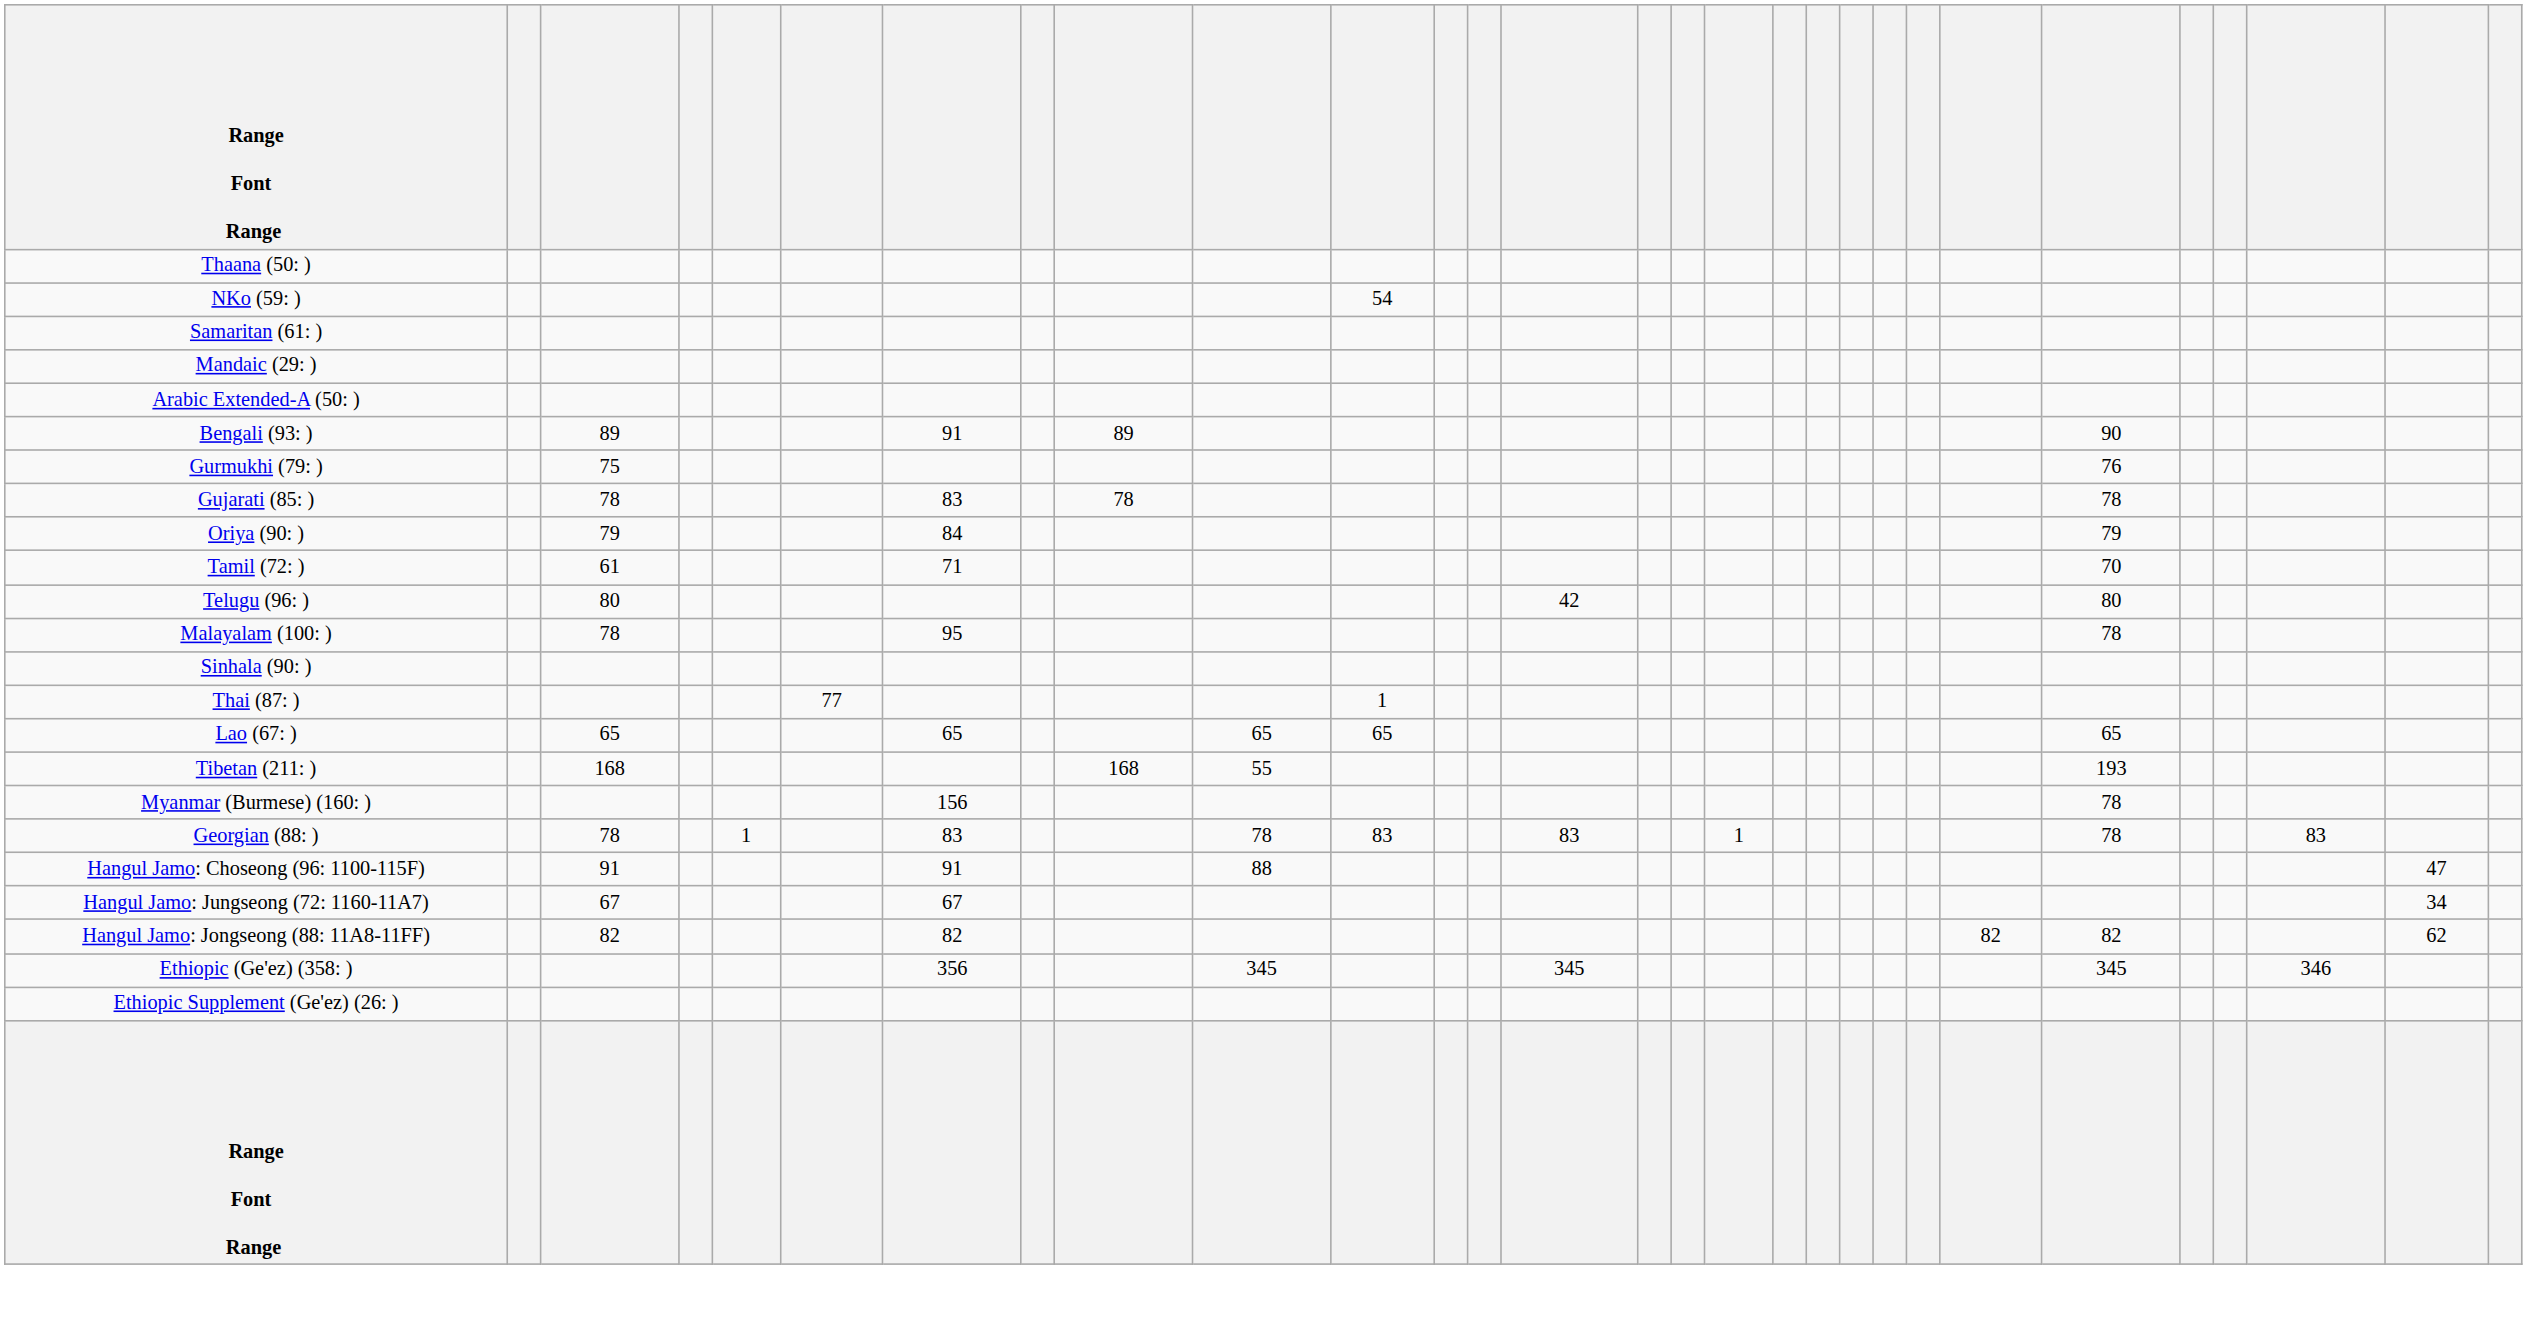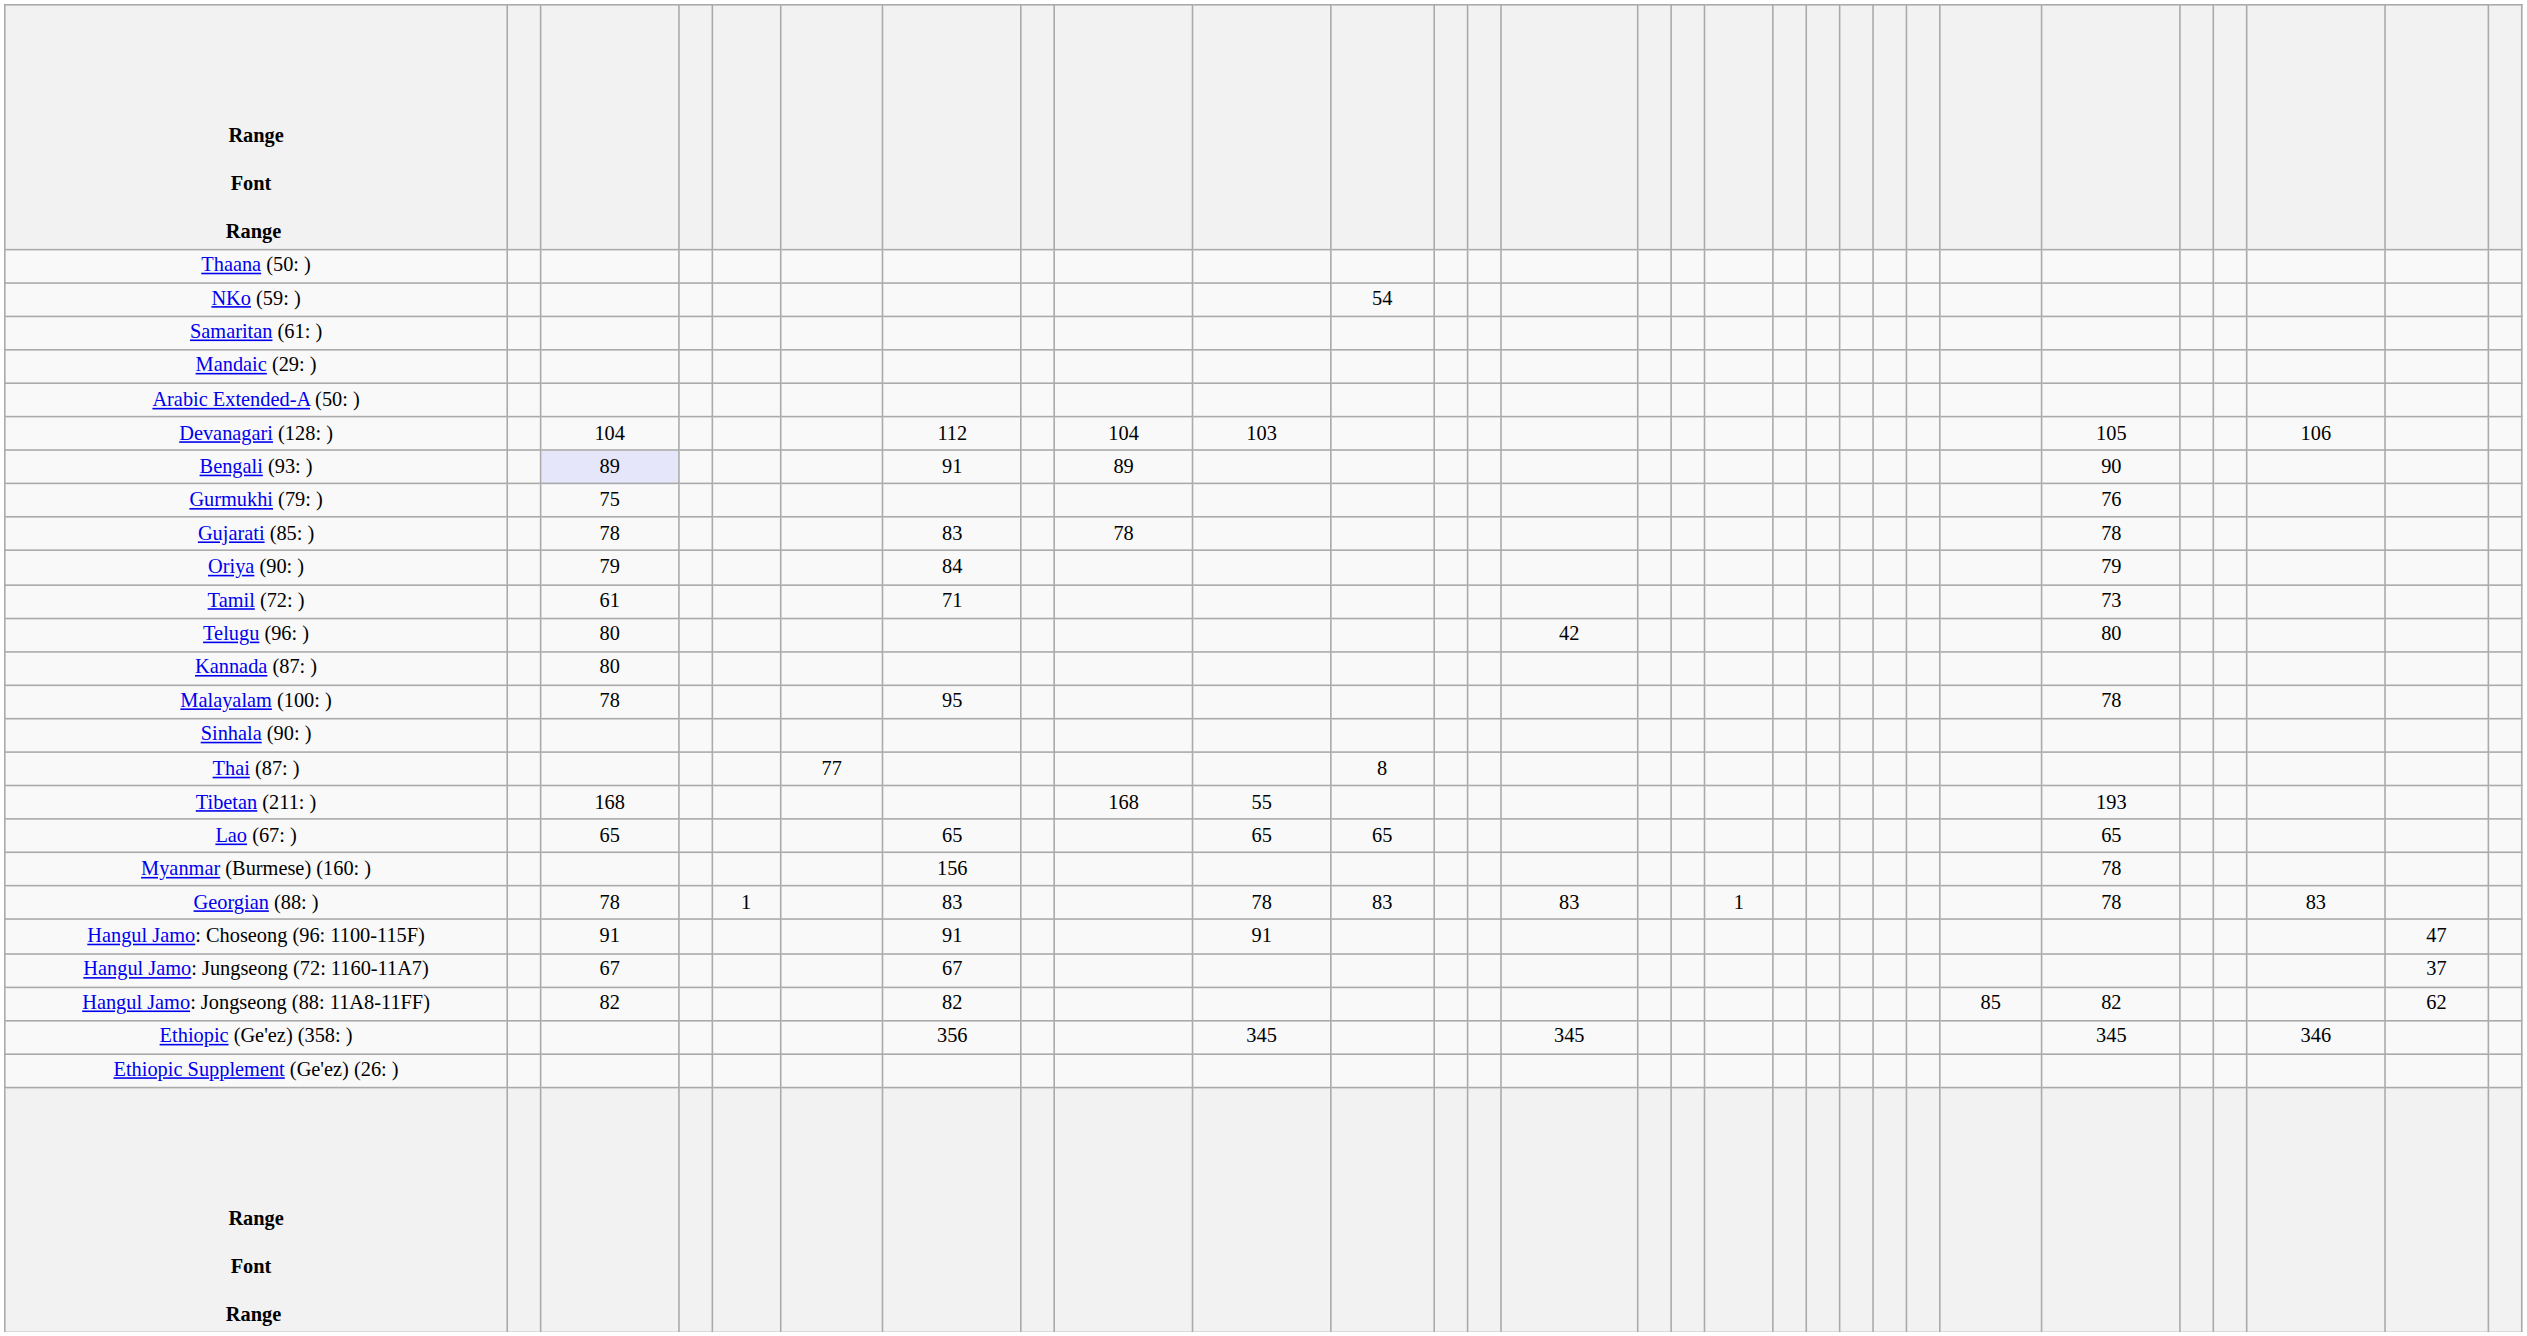+ row: (256, 432)
(610, 432) no background -> (610, 466) lavender background
(2111, 567) 70 -> (2111, 600) 73
+ row: (256, 667)
(1382, 701) 1 -> (1382, 768) 8
rows swapped: (256, 734) <-> (256, 768)
(1262, 868) 88 -> (1262, 936) 91
(2436, 902) 34 -> (2436, 969) 37
(1991, 936) 82 -> (1991, 1003) 85
